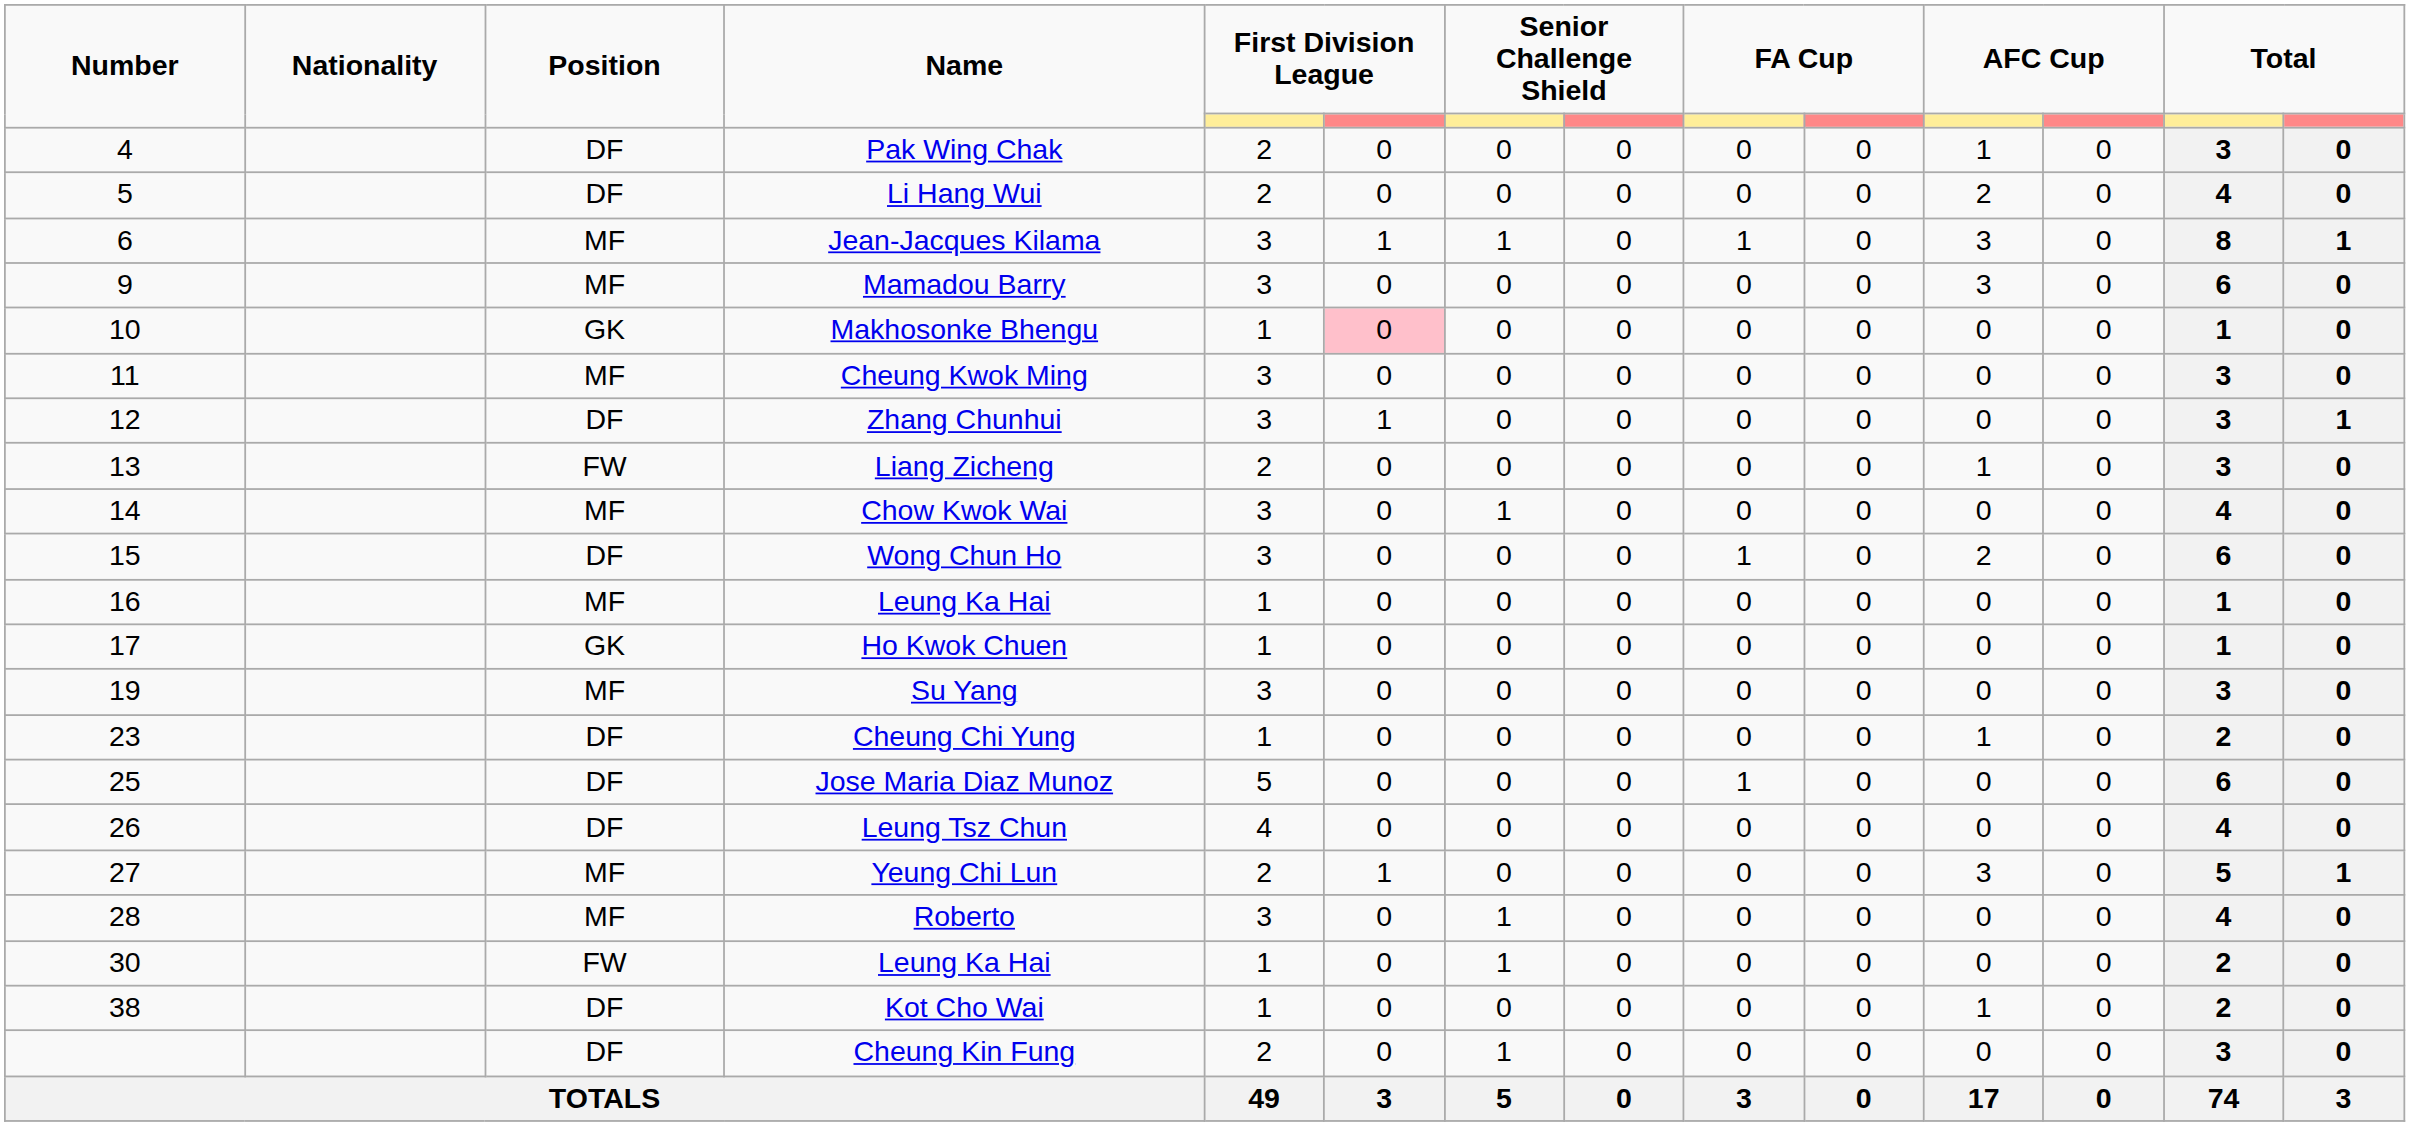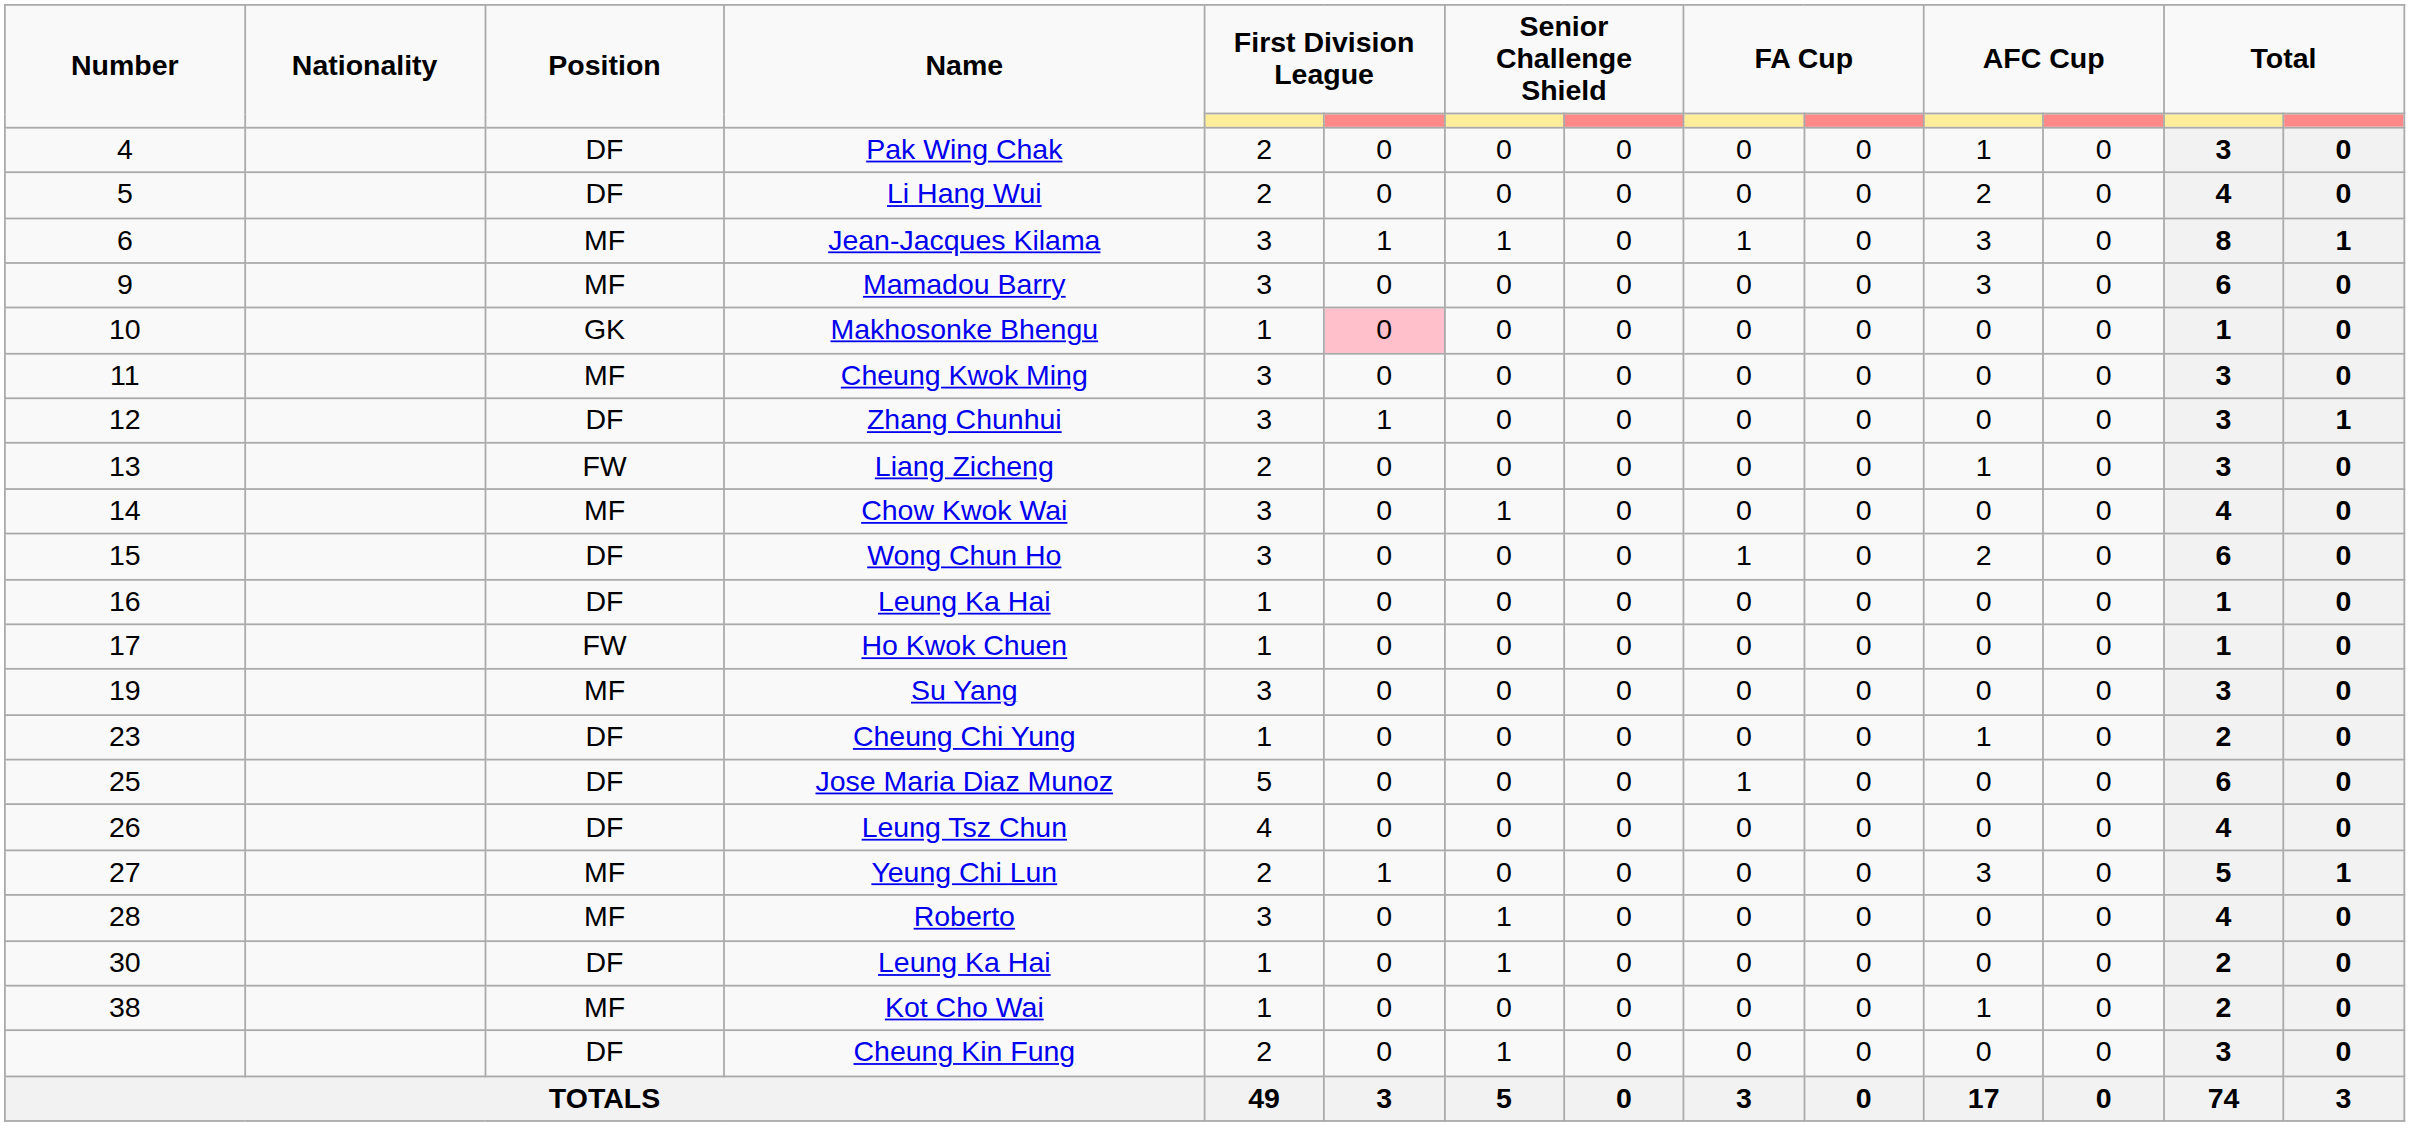(605, 601) MF -> (605, 601) DF
(605, 646) GK -> (605, 646) FW
(605, 962) FW -> (605, 962) DF
(605, 1007) DF -> (605, 1007) MF
